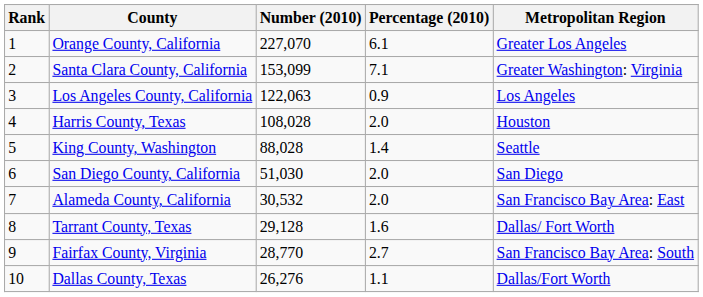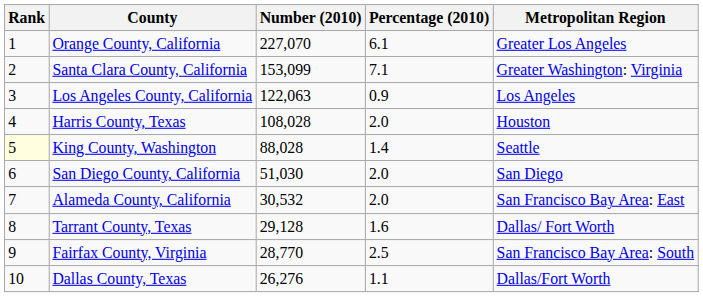(12, 148) no background -> (12, 148) lightyellow background
(379, 252) 2.7 -> (379, 252) 2.5
